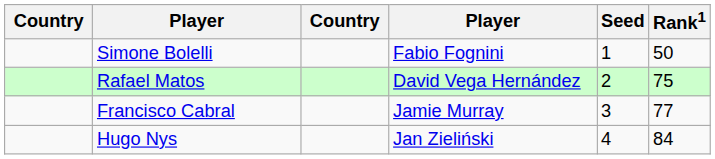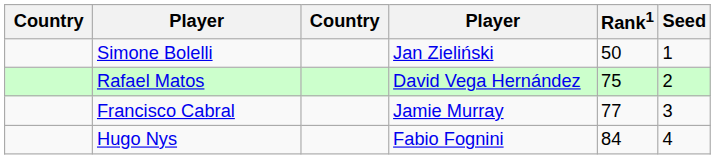columns swapped: (680, 21) <-> (623, 21)
(448, 52) Fabio Fognini -> (443, 52) Jan Zieliński
(443, 139) Jan Zieliński -> (448, 139) Fabio Fognini
